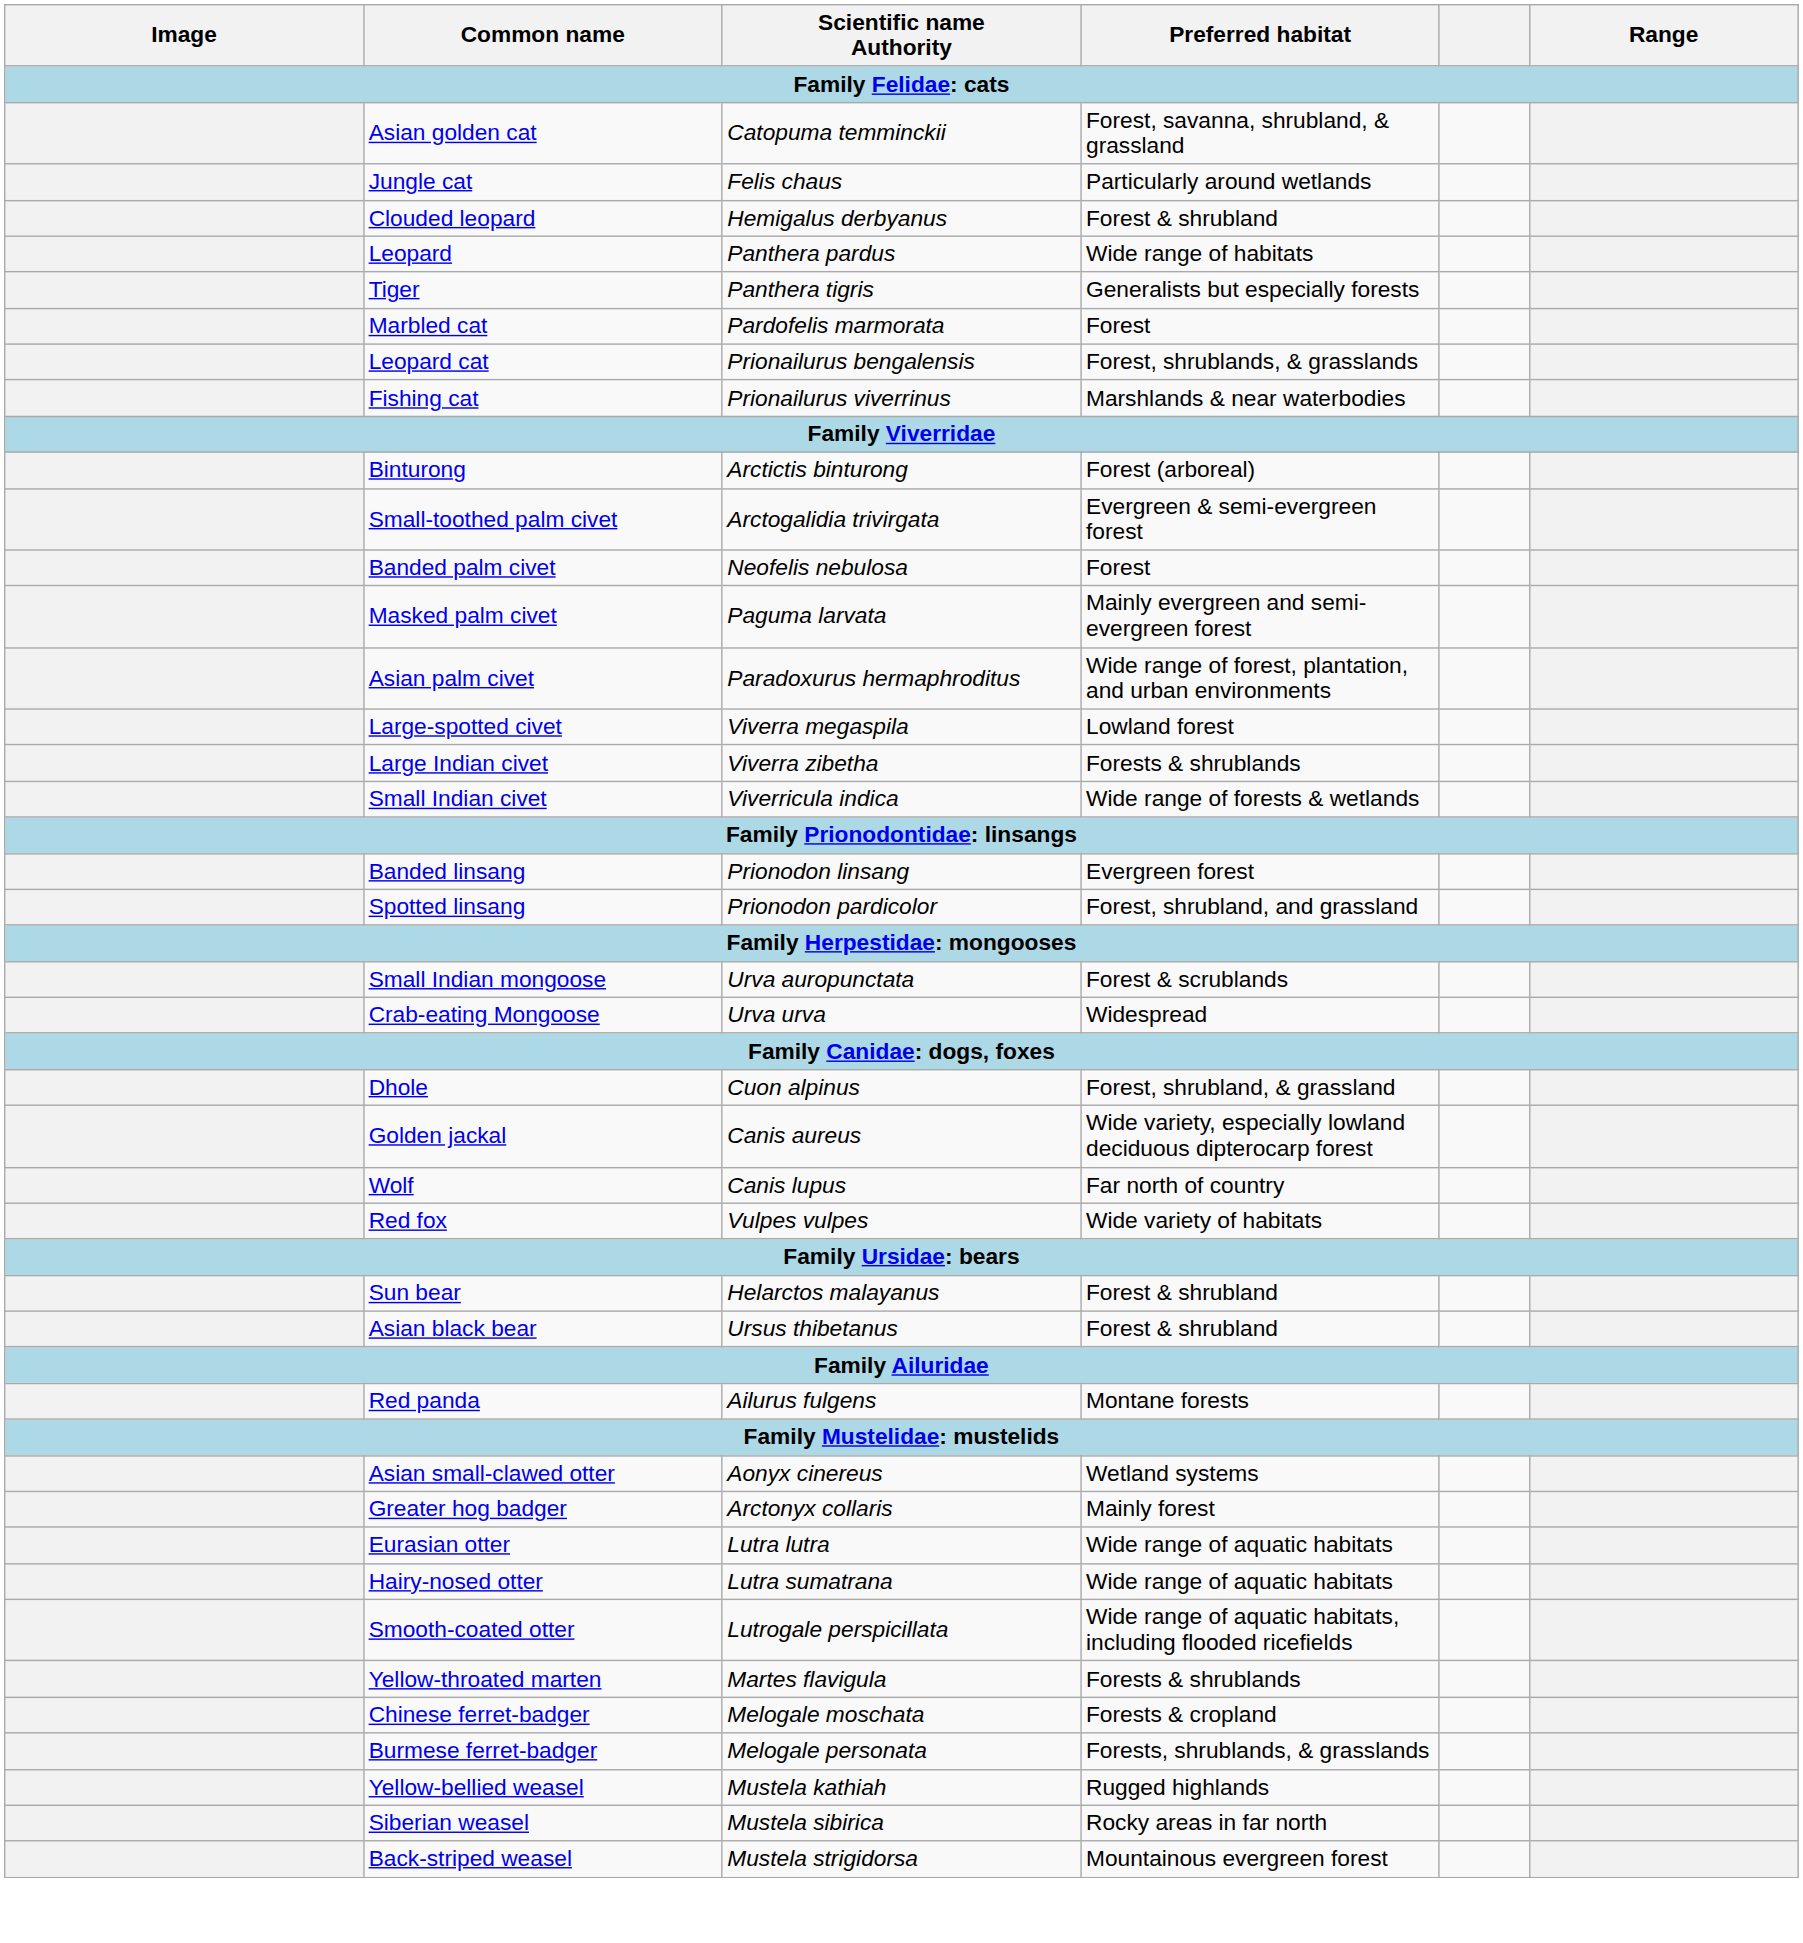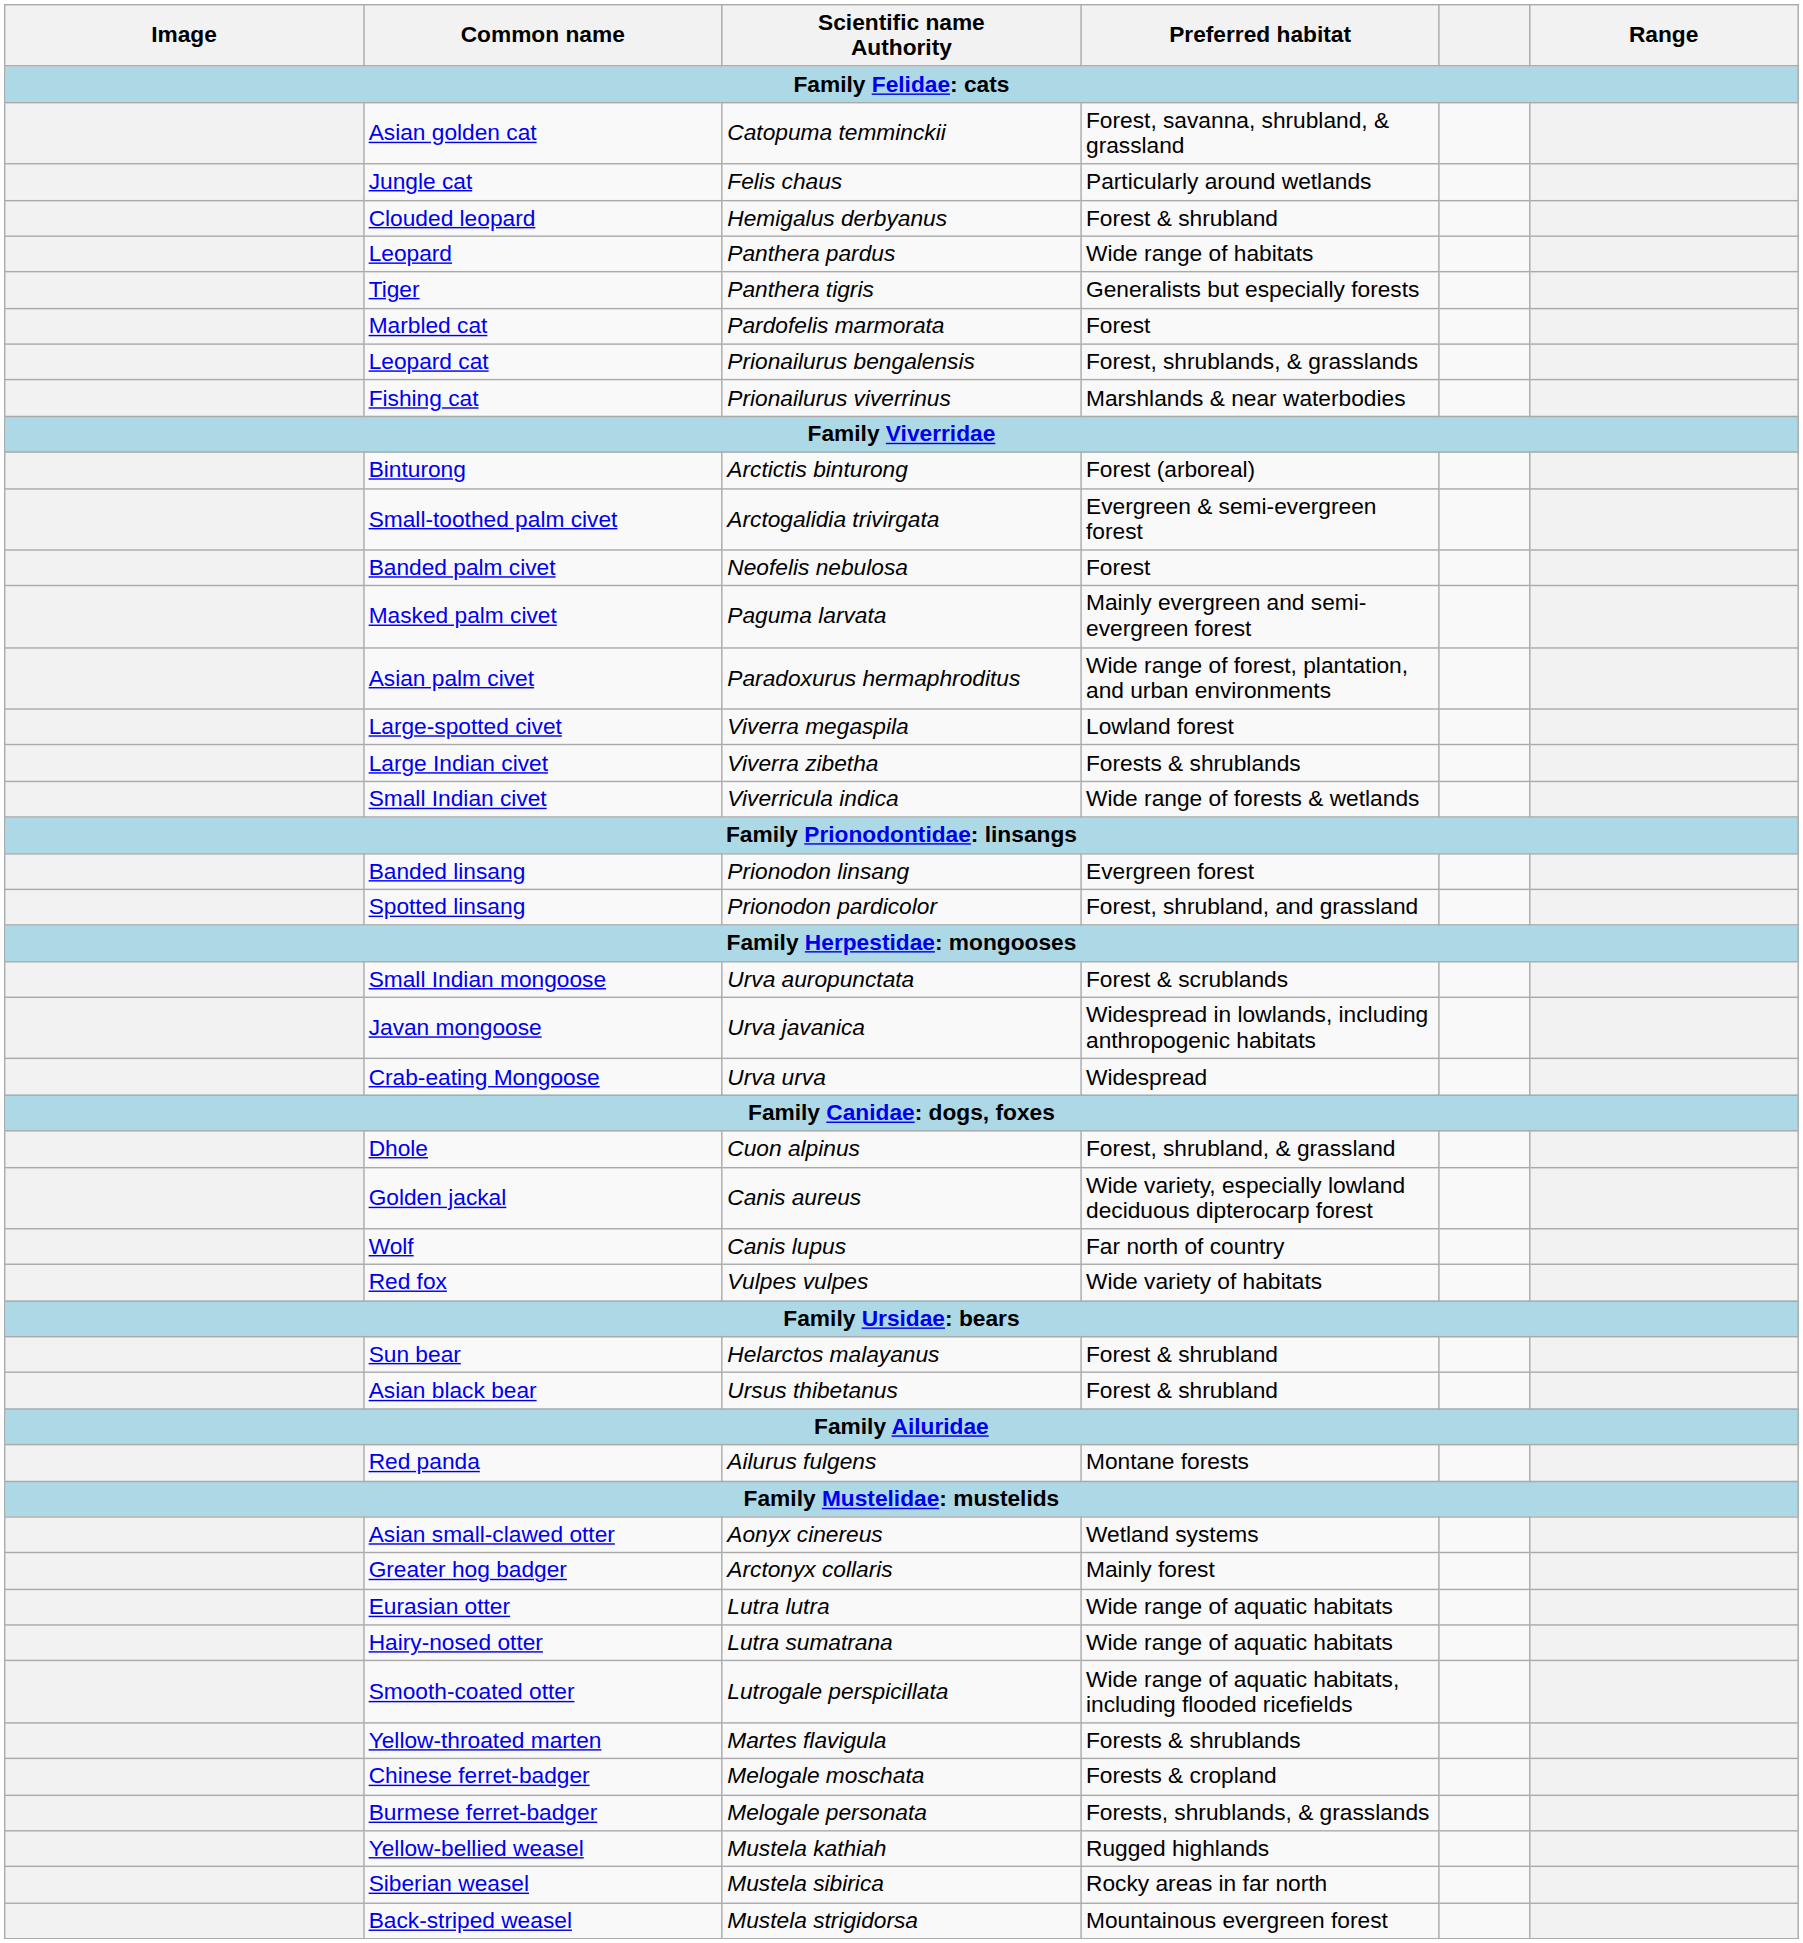+ row: (455, 1027)
